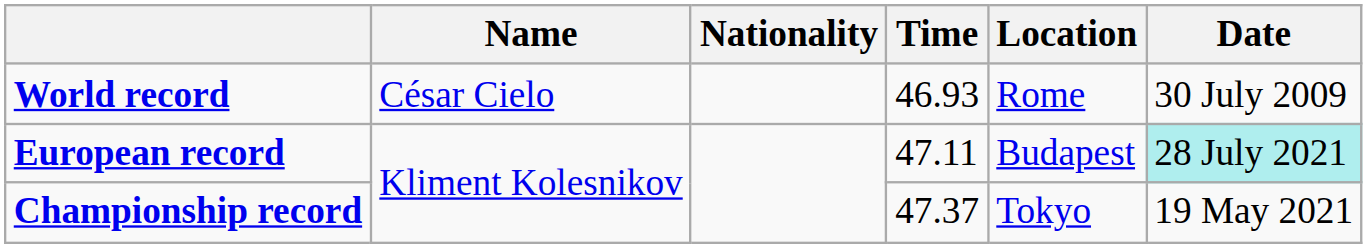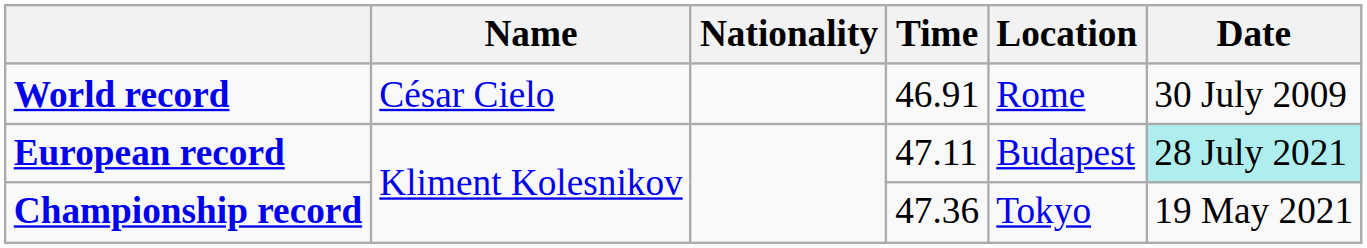(937, 93) 46.93 -> (937, 93) 46.91
(937, 211) 47.37 -> (937, 211) 47.36
